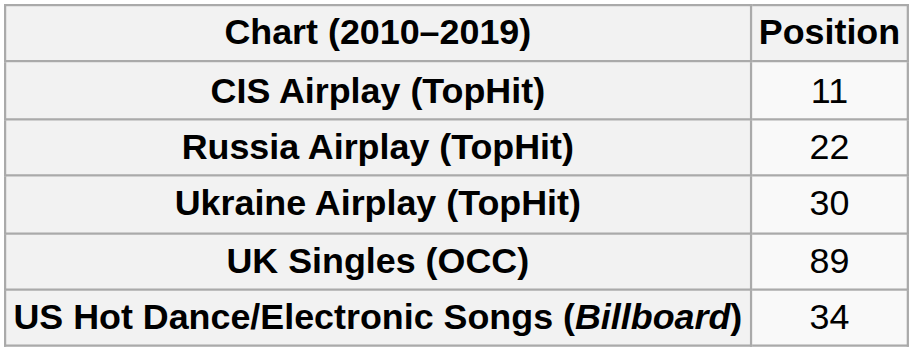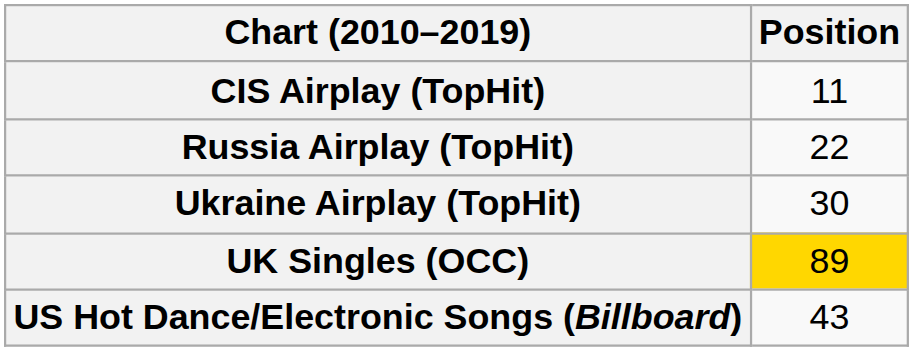(829, 260) no background -> (829, 260) gold background
(829, 317) 34 -> (829, 317) 43
